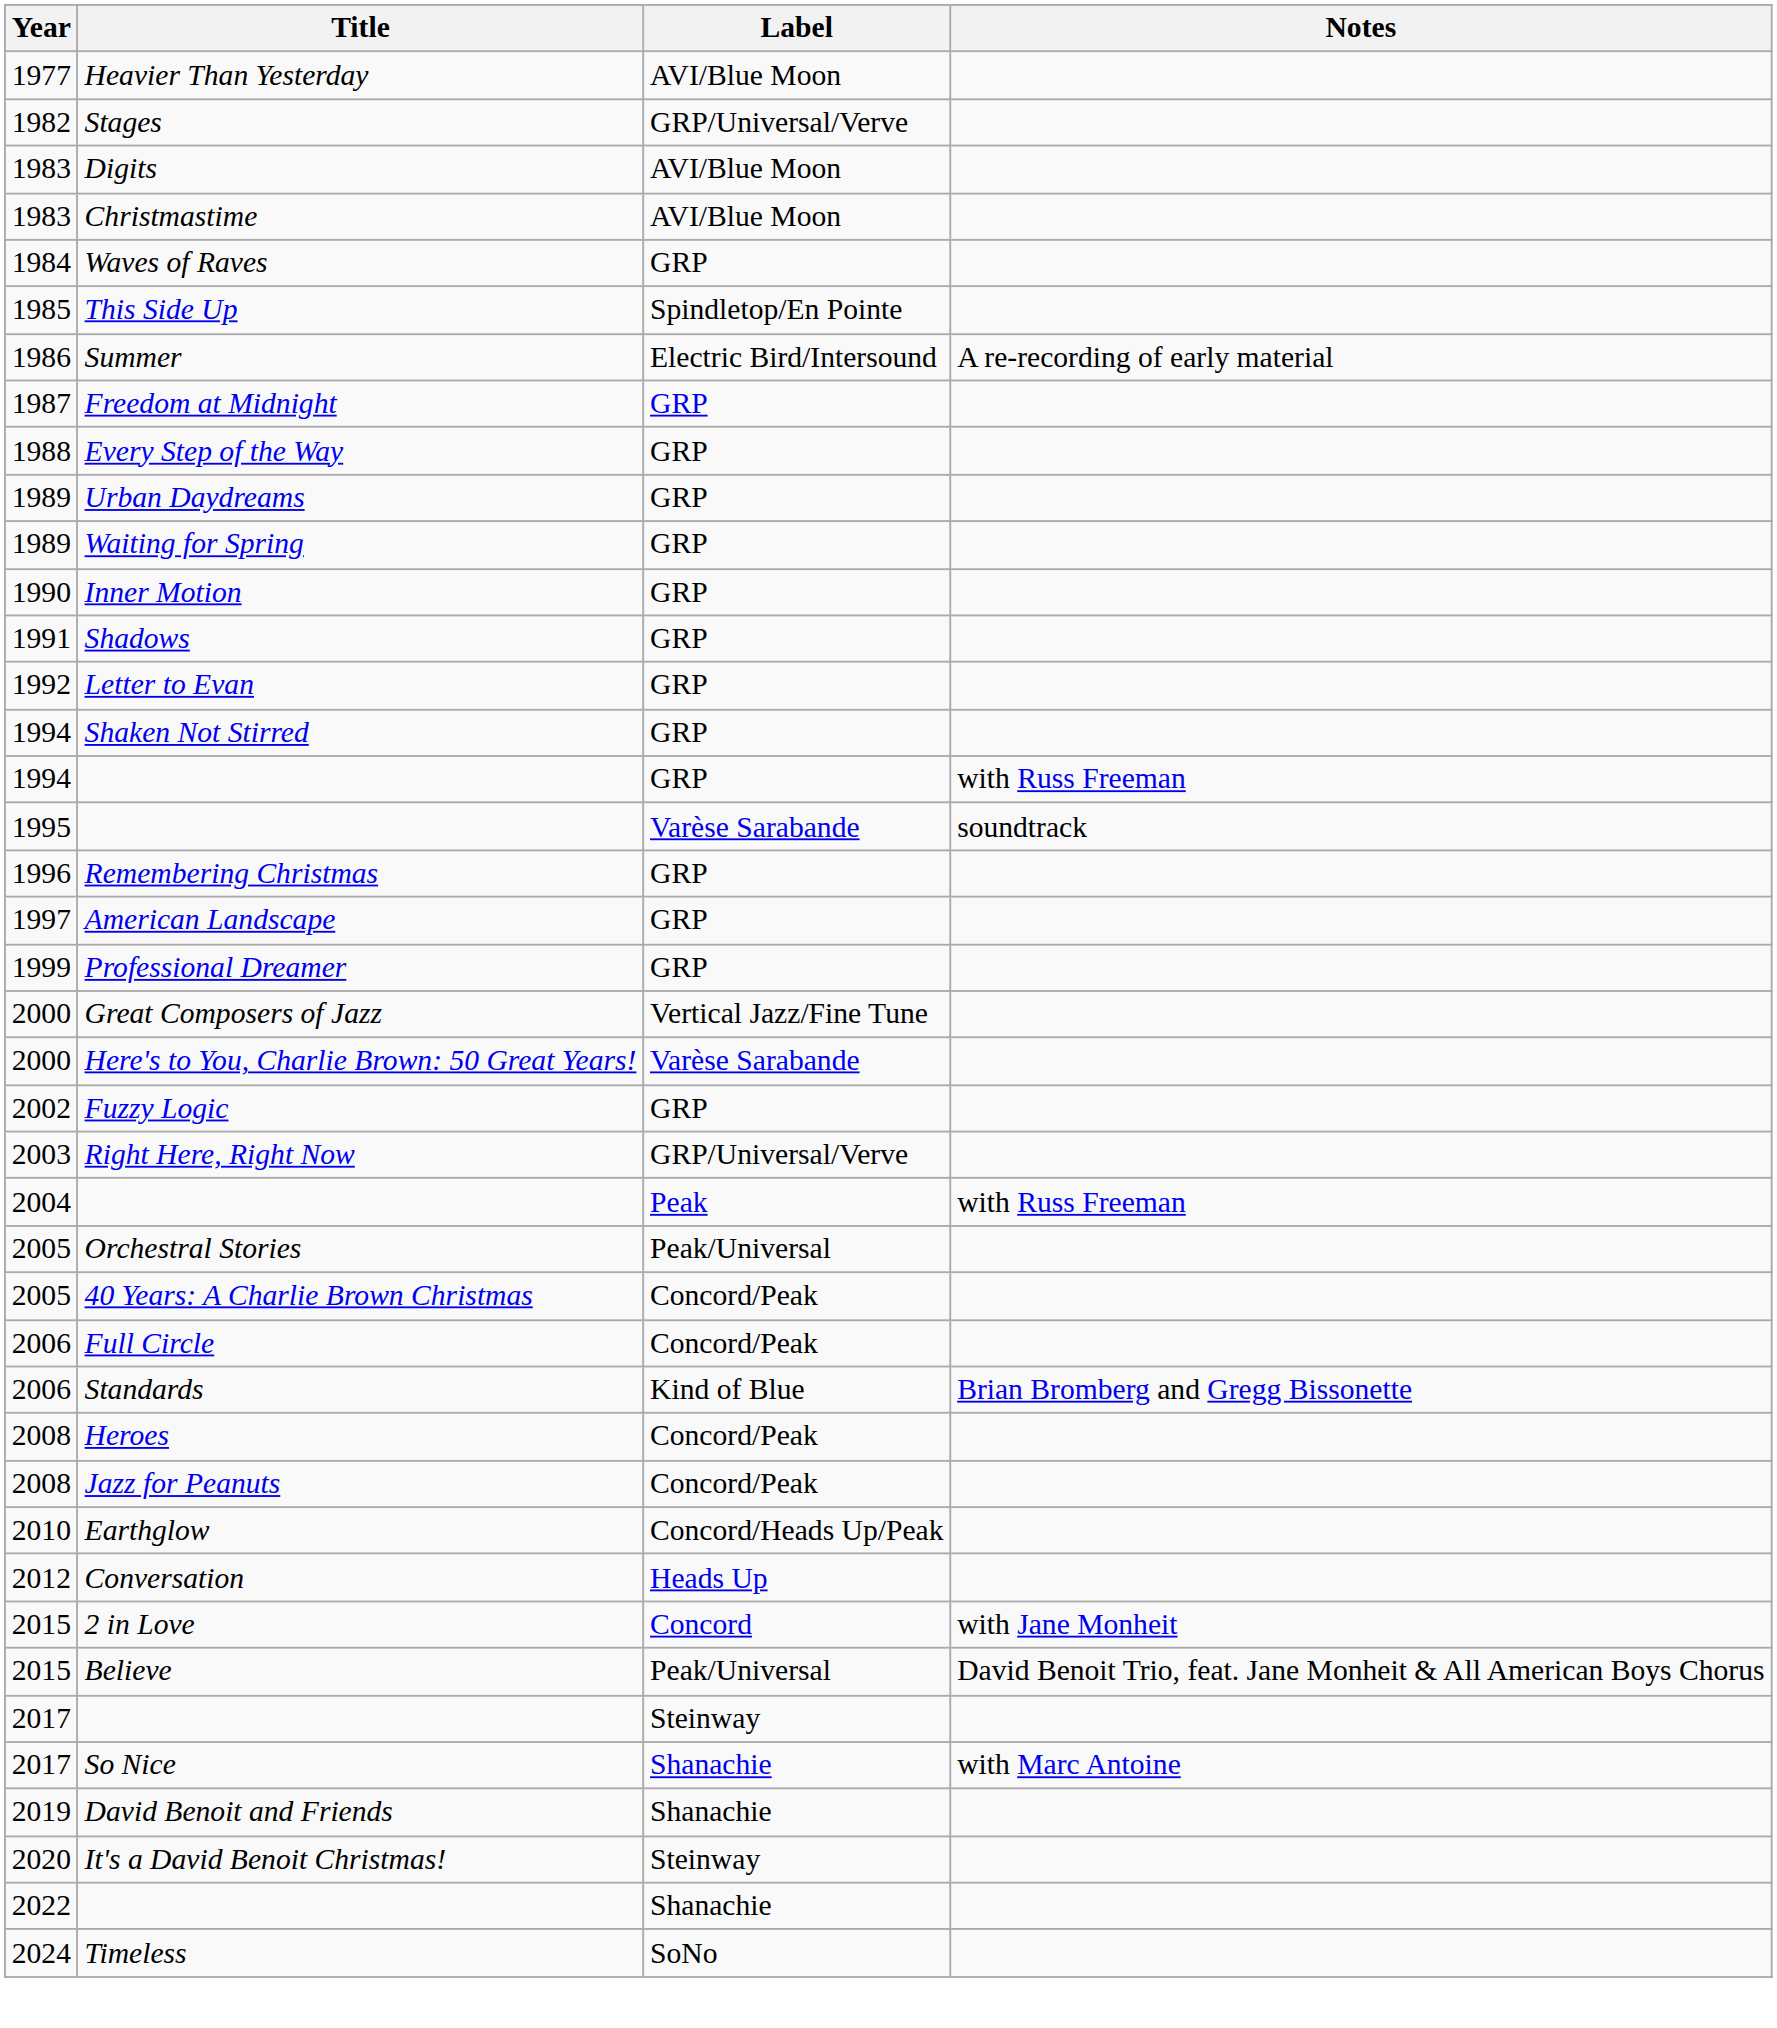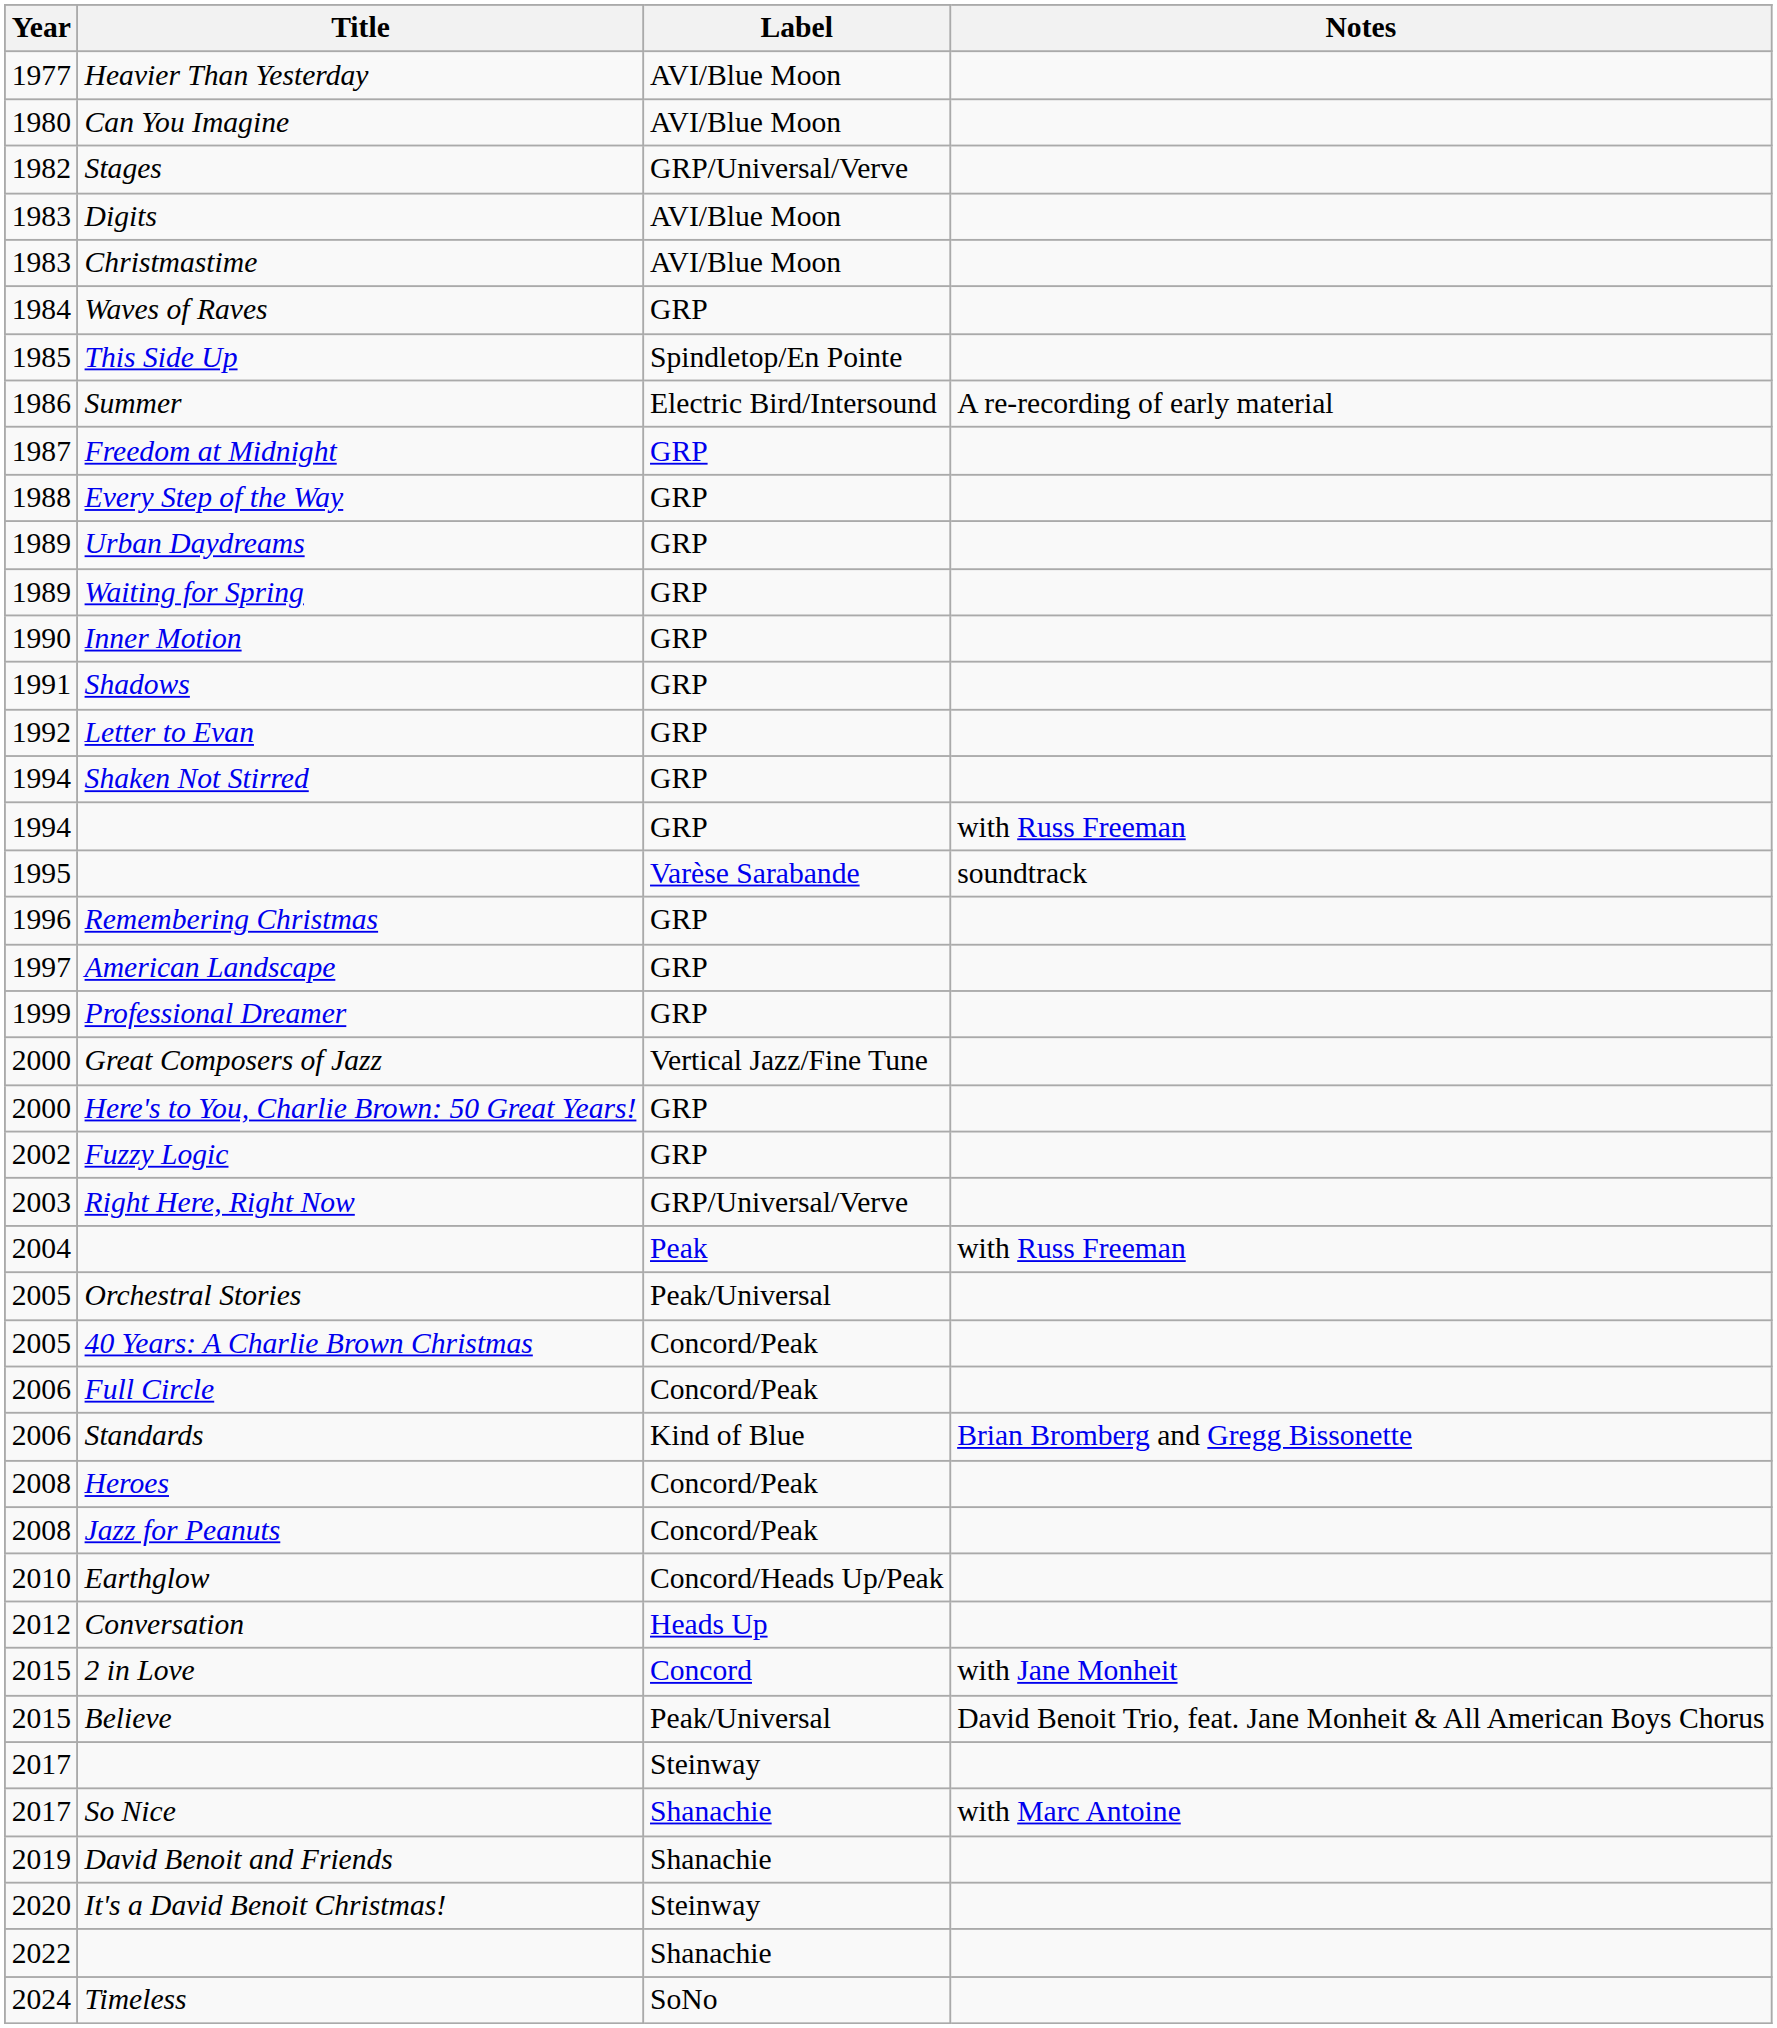+ row: (41, 121)
(755, 1060) Varèse Sarabande -> (679, 1107) GRP
